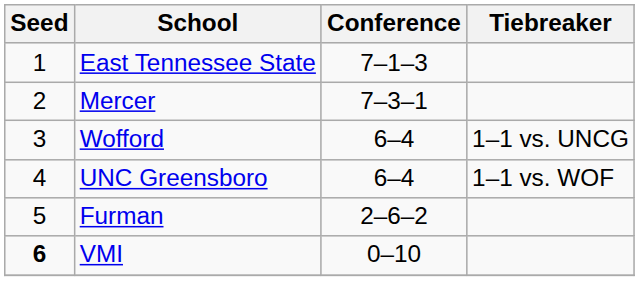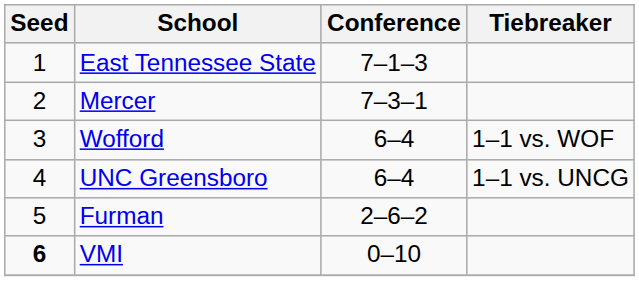(550, 139) 1–1 vs. UNCG -> (543, 139) 1–1 vs. WOF
(543, 178) 1–1 vs. WOF -> (550, 178) 1–1 vs. UNCG
